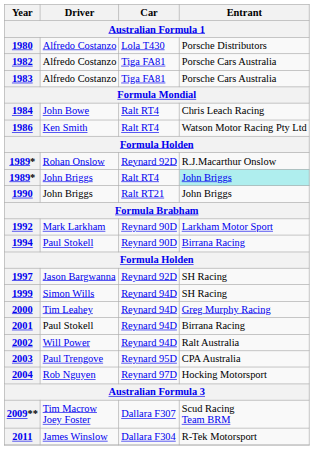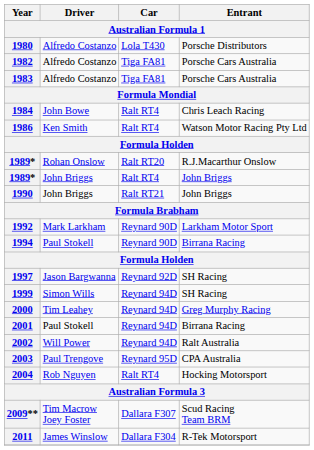(149, 161) Reynard 92D -> (143, 161) Ralt RT20
(207, 177) paleturquoise background -> (207, 177) no background
(149, 375) Reynard 97D -> (140, 375) Ralt RT4
